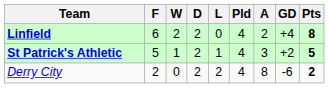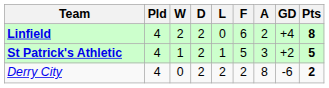columns swapped: (242, 14) <-> (155, 14)
